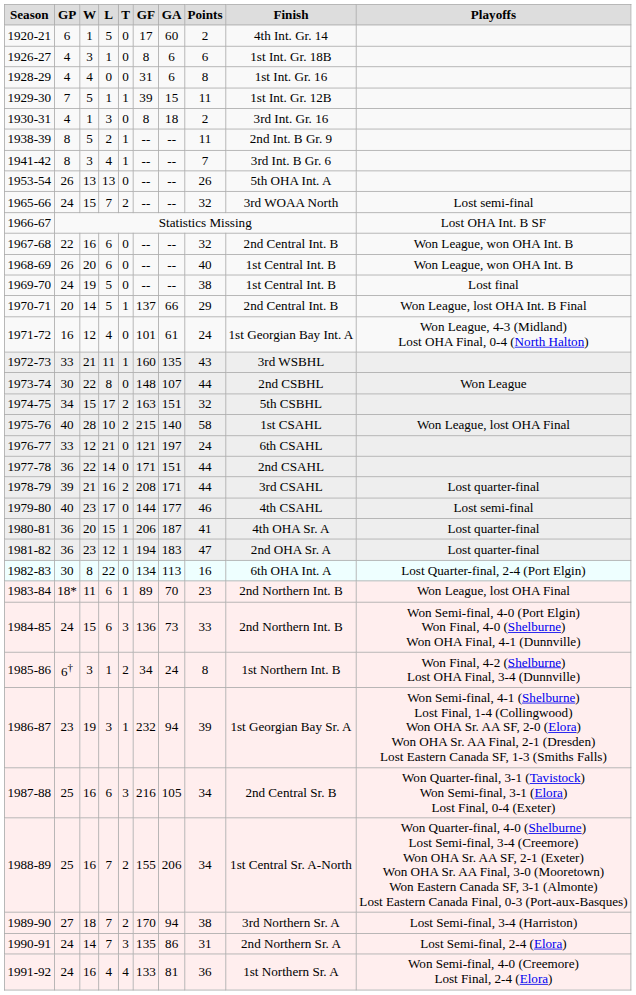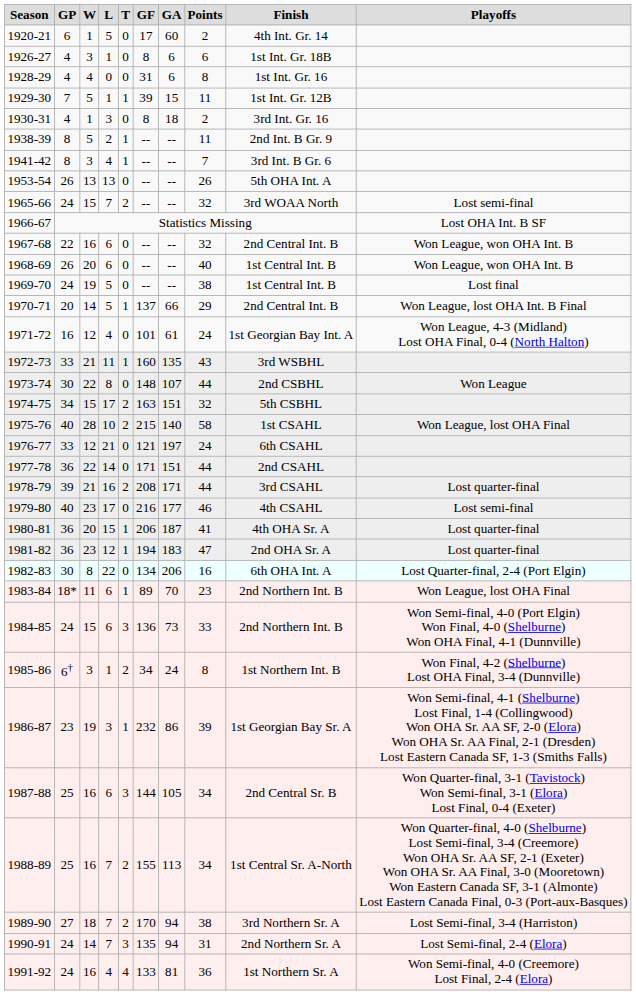(146, 508) 144 -> (146, 508) 216
(172, 570) 113 -> (172, 570) 206
(172, 727) 94 -> (172, 727) 86
(146, 792) 216 -> (146, 792) 144
(172, 865) 206 -> (172, 865) 113
(172, 943) 86 -> (172, 943) 94
